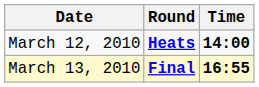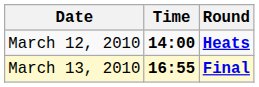columns swapped: (226, 17) <-> (172, 17)
